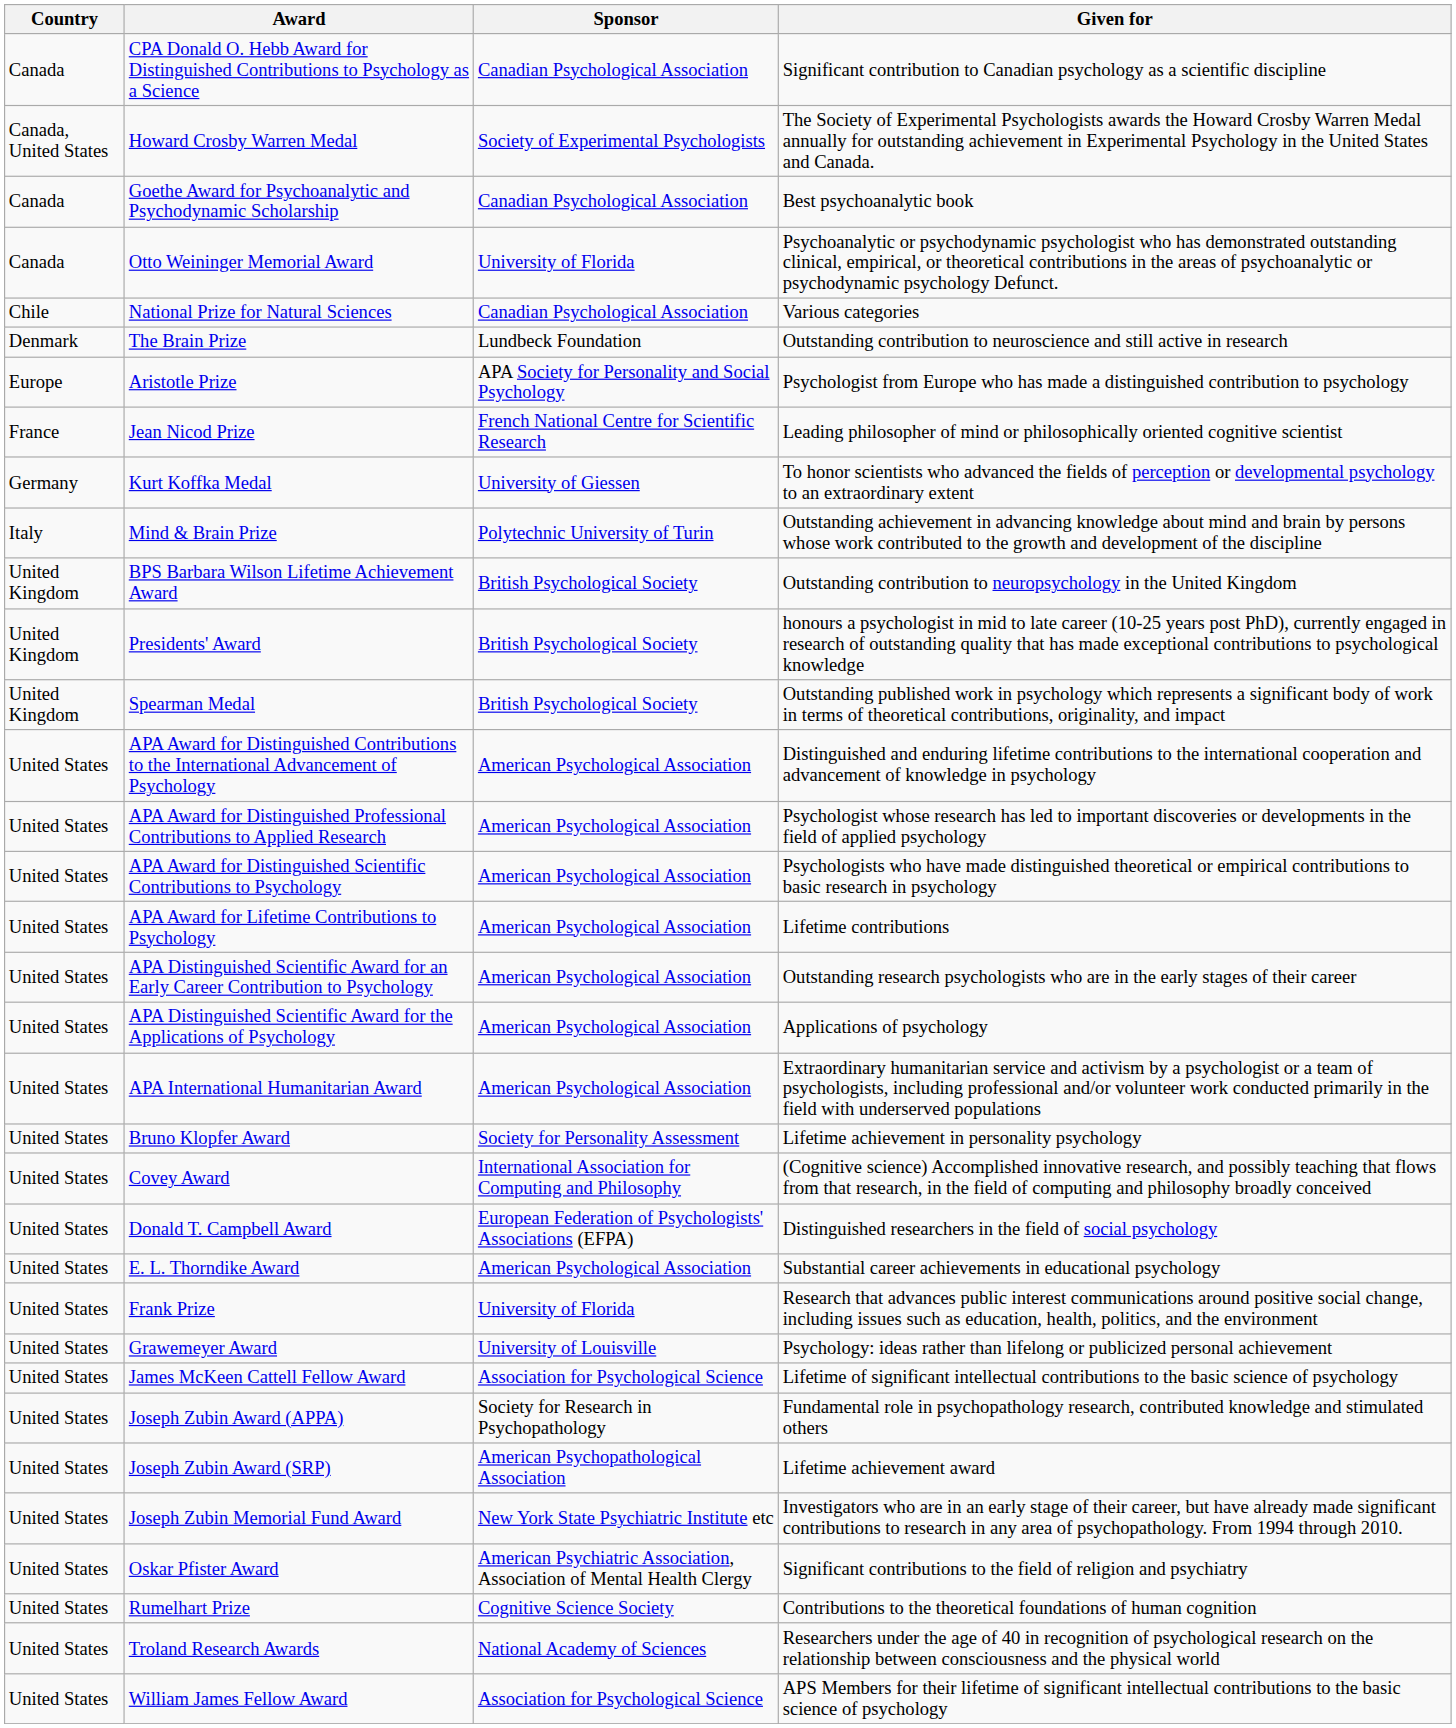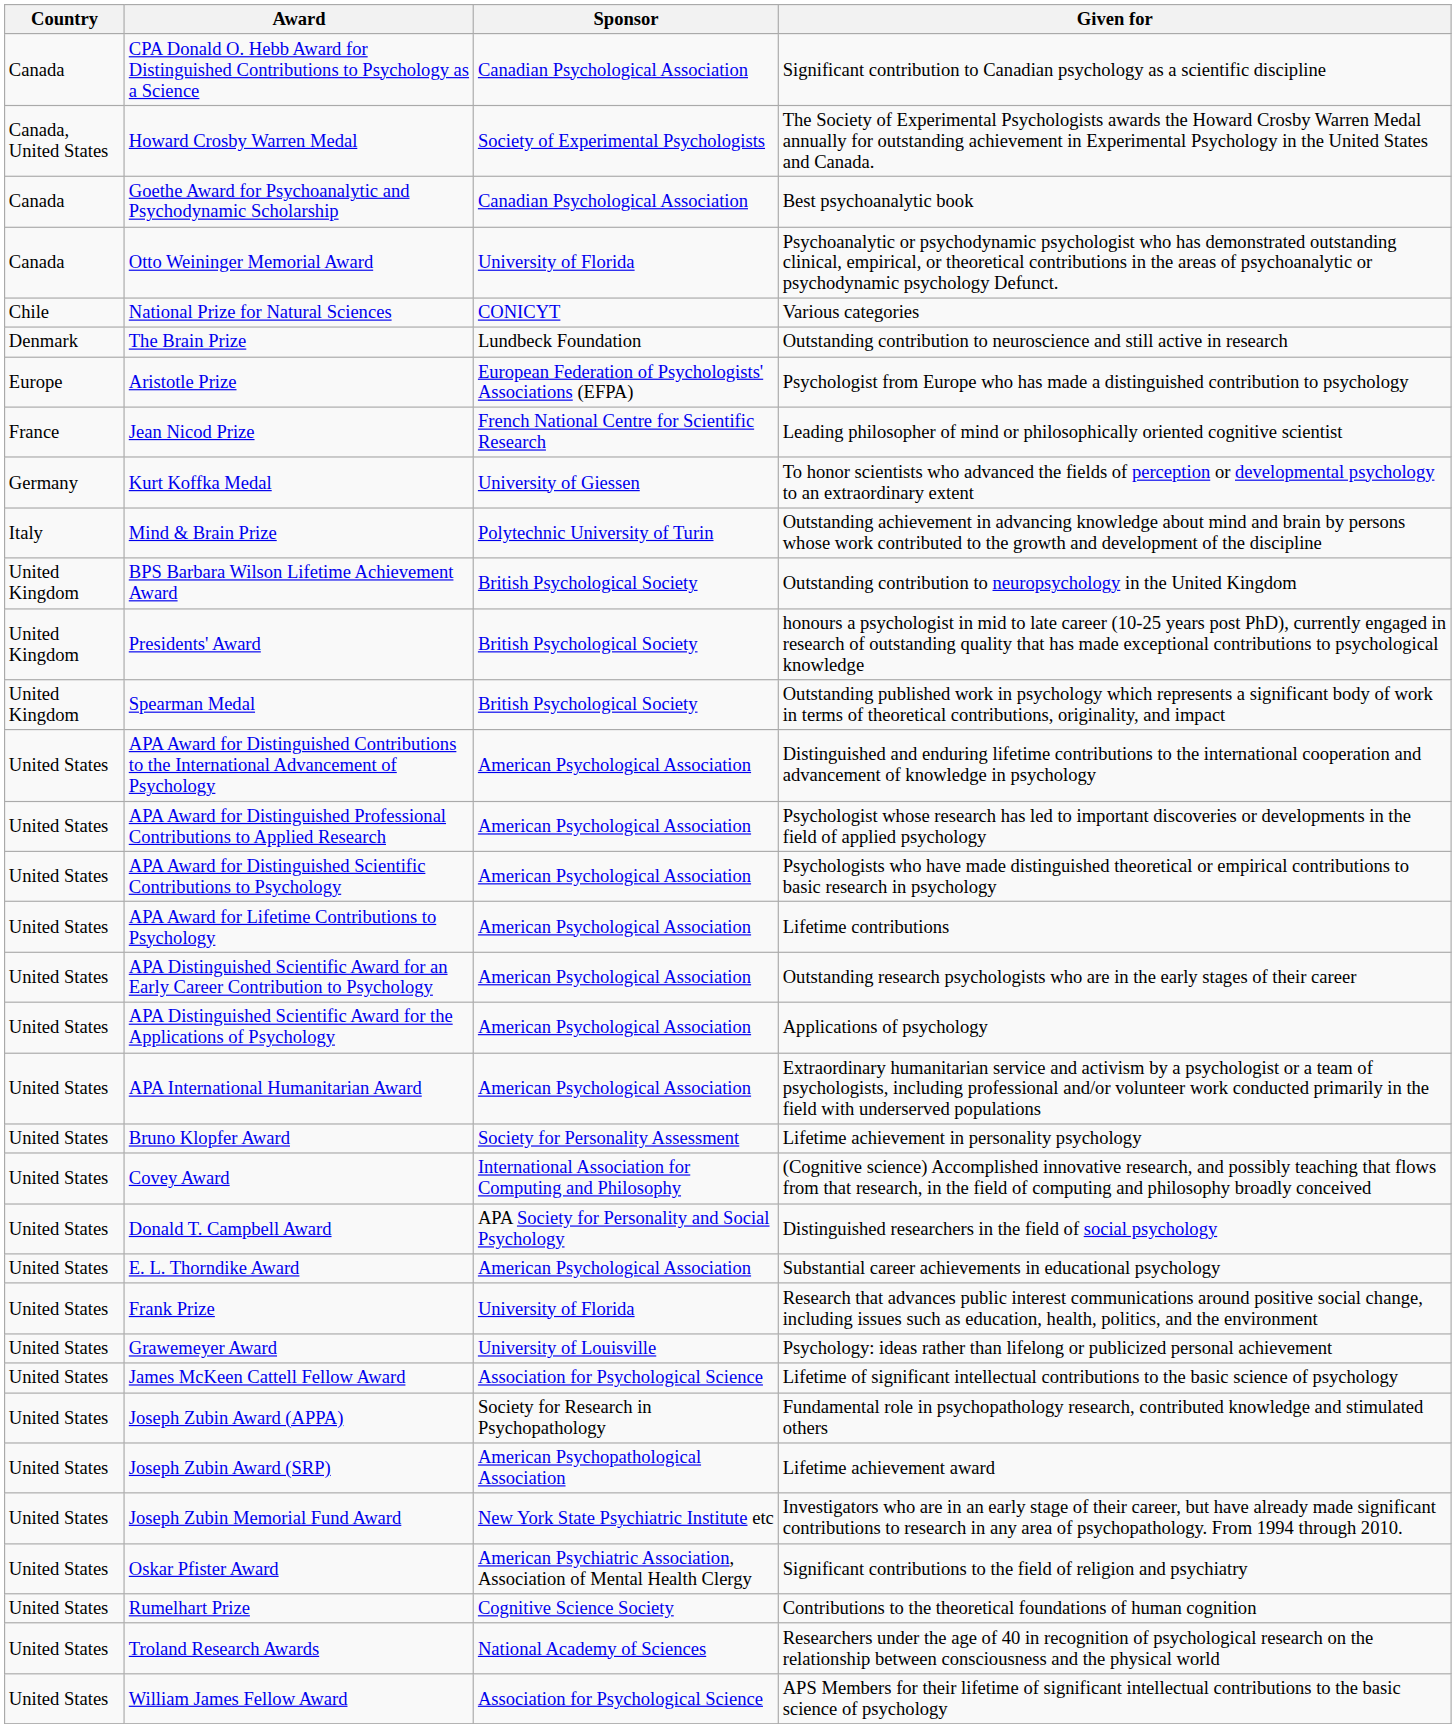(613, 312) Canadian Psychological Association -> (519, 312) CONICYT
(624, 381) APA Society for Personality and Social Psychology -> (621, 381) European Federation of Psychologists' Associations (EFPA)
(621, 1228) European Federation of Psychologists' Associations (EFPA) -> (624, 1228) APA Society for Personality and Social Psychology
